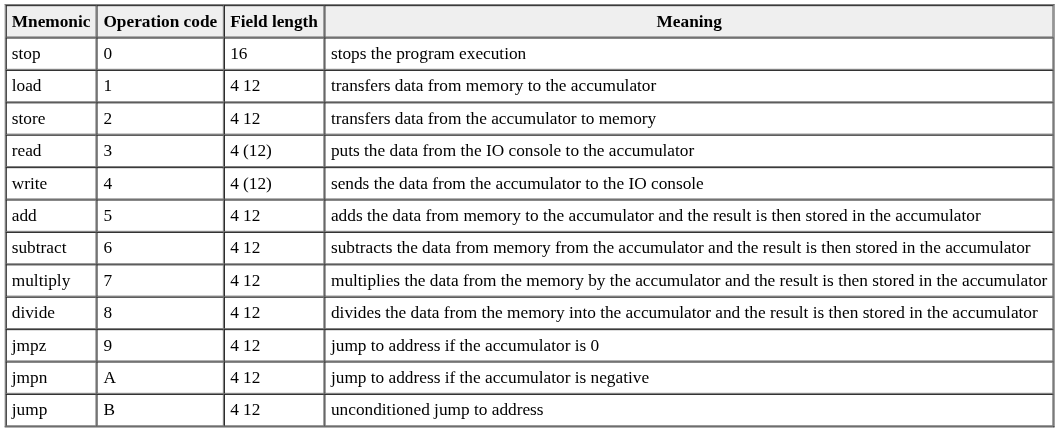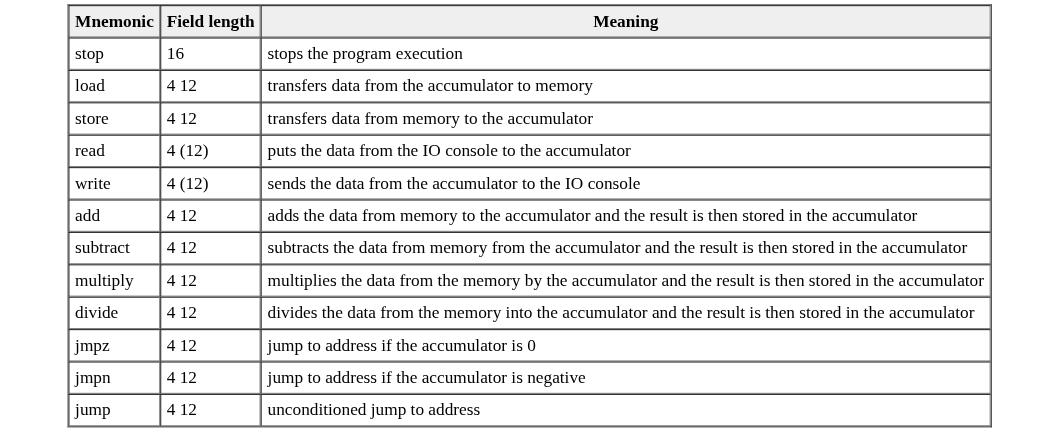- column: (160, 21)
(494, 86) transfers data from memory to the accumulator -> (430, 86) transfers data from the accumulator to memory
(494, 118) transfers data from the accumulator to memory -> (430, 118) transfers data from memory to the accumulator
